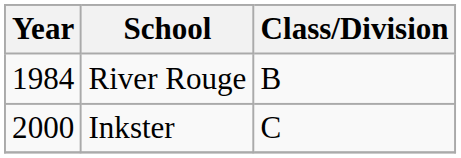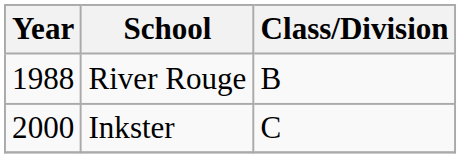(43, 78) 1984 -> (43, 78) 1988
